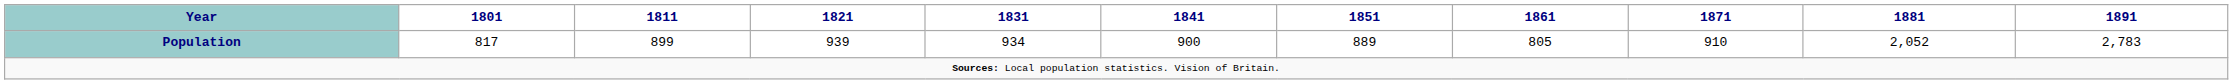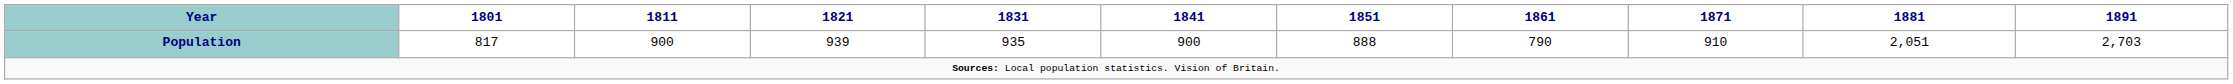(662, 44) 899 -> (662, 44) 900
(1013, 44) 934 -> (1013, 44) 935
(1364, 44) 889 -> (1364, 44) 888
(1540, 44) 805 -> (1540, 44) 790
(1909, 44) 2,052 -> (1909, 44) 2,051
(2121, 44) 2,783 -> (2121, 44) 2,703
